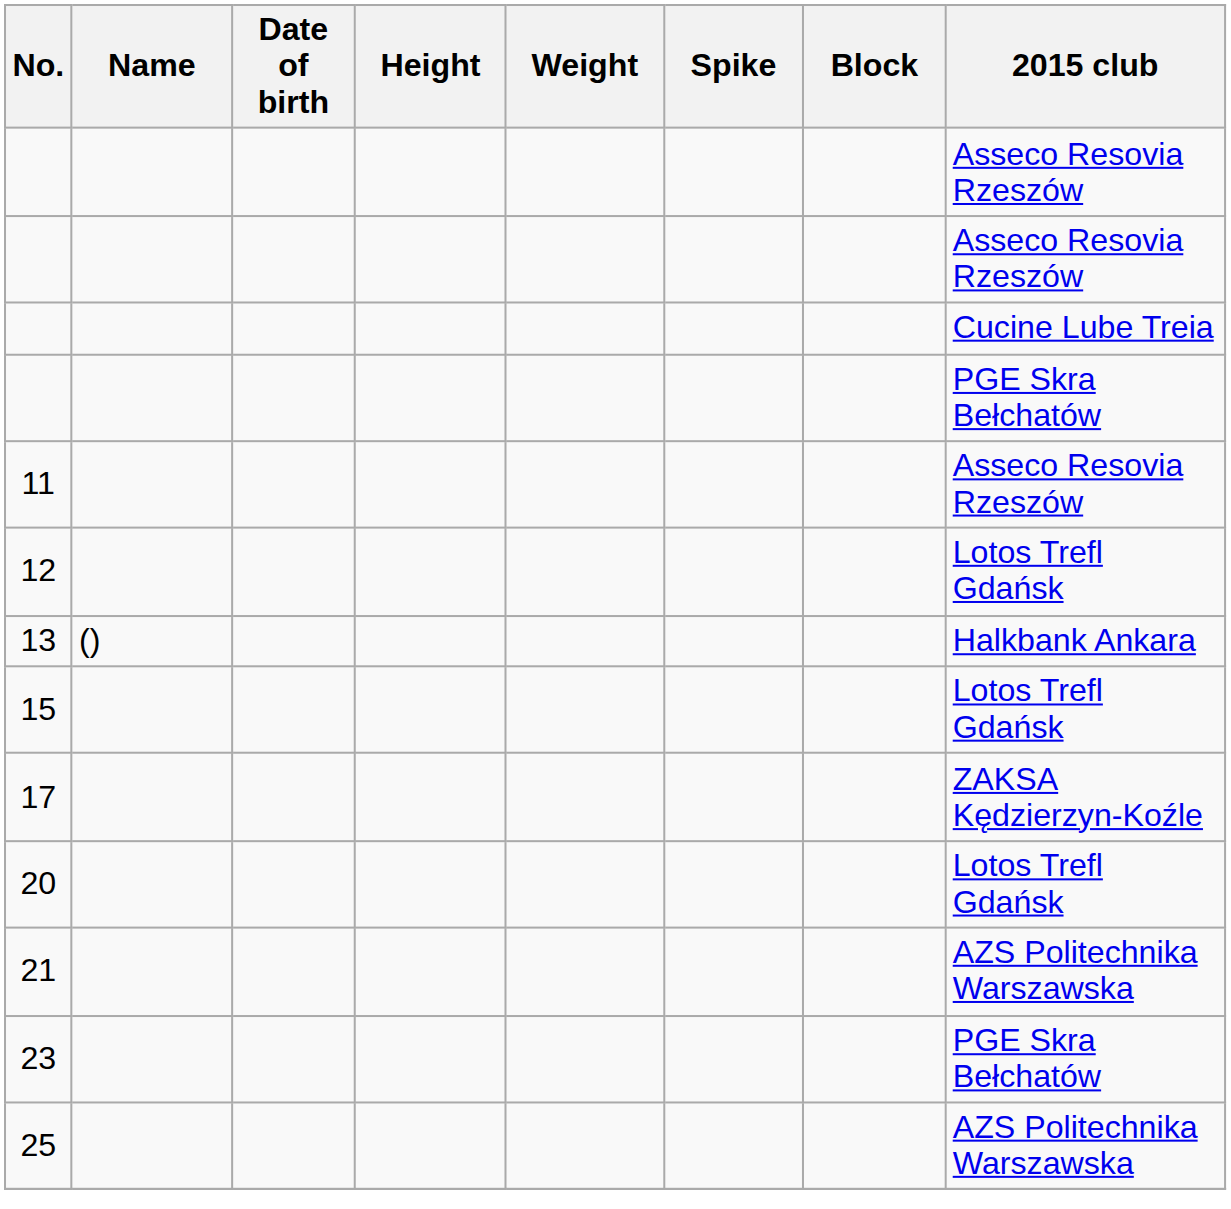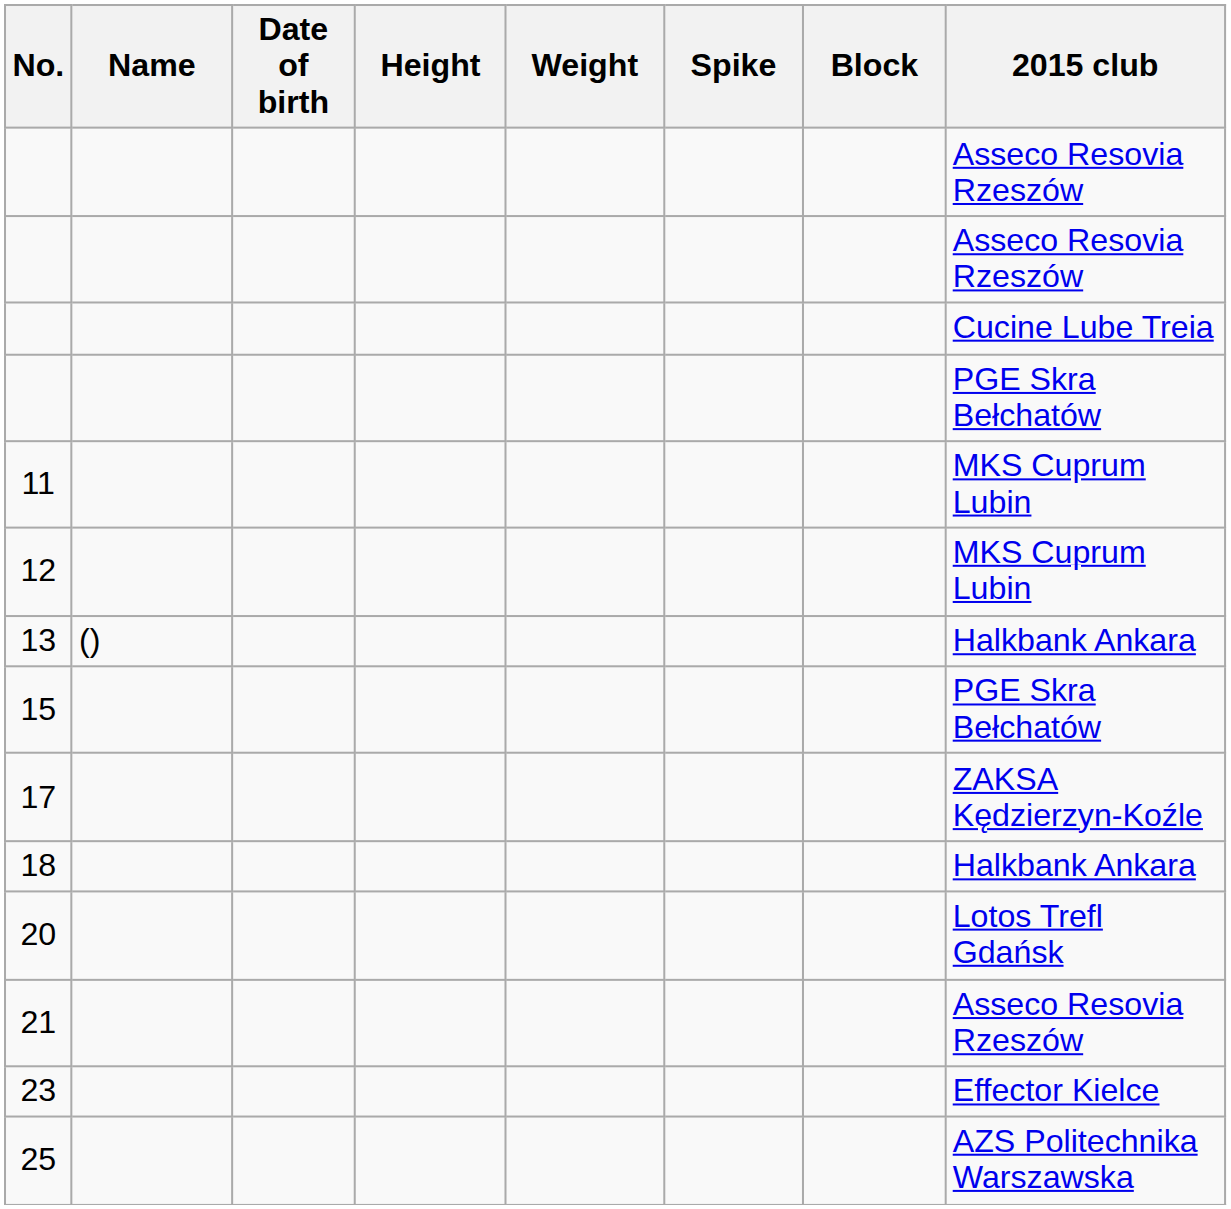(1068, 484) Asseco Resovia Rzeszów -> (1049, 484) MKS Cuprum Lubin
(1028, 571) Lotos Trefl Gdańsk -> (1049, 571) MKS Cuprum Lubin
(1028, 709) Lotos Trefl Gdańsk -> (1027, 709) PGE Skra Bełchatów
+ row: (38, 865)
(1075, 970) AZS Politechnika Warszawska -> (1068, 1021) Asseco Resovia Rzeszów
(1027, 1058) PGE Skra Bełchatów -> (1056, 1091) Effector Kielce
